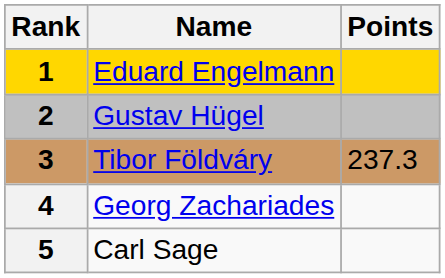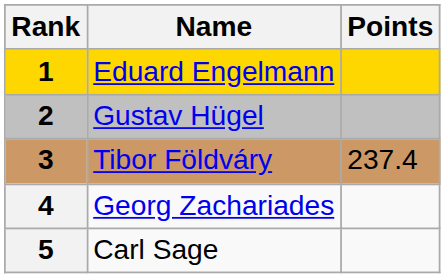(383, 160) 237.3 -> (383, 160) 237.4
